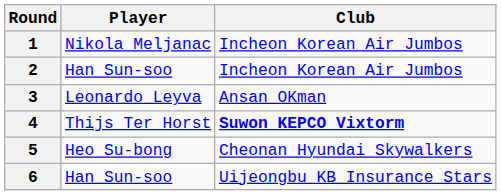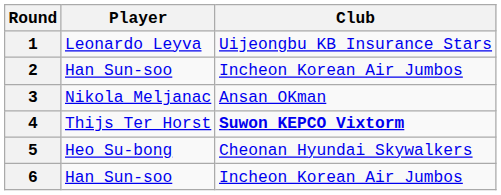(138, 44) Nikola Meljanac -> (133, 44) Leonardo Leyva
(341, 44) Incheon Korean Air Jumbos -> (356, 44) Uijeongbu KB Insurance Stars
(133, 97) Leonardo Leyva -> (138, 97) Nikola Meljanac
(356, 177) Uijeongbu KB Insurance Stars -> (341, 177) Incheon Korean Air Jumbos
